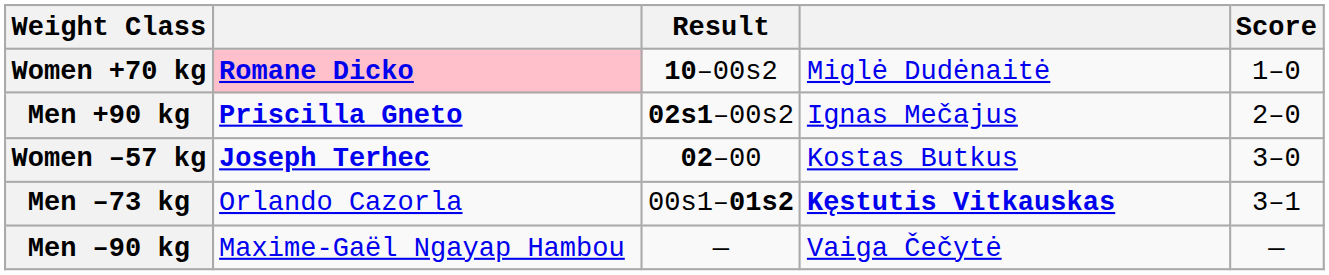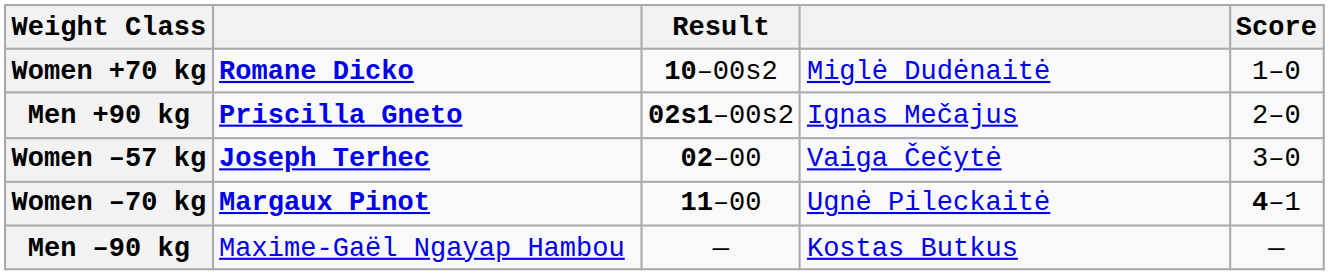(316, 71) pink background -> (316, 71) no background
(912, 159) Kostas Butkus -> (904, 159) Vaiga Čečytė
- row: (109, 203)
+ row: (109, 203)
(904, 247) Vaiga Čečytė -> (912, 247) Kostas Butkus
